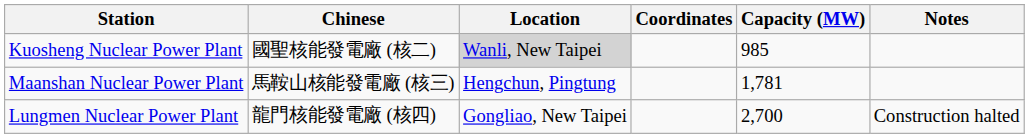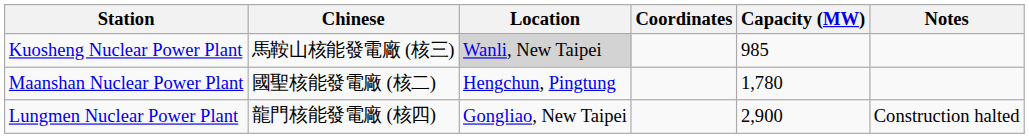(344, 49) 國聖核能發電廠 (核二) -> (353, 49) 馬鞍山核能發電廠 (核三)
(353, 82) 馬鞍山核能發電廠 (核三) -> (344, 82) 國聖核能發電廠 (核二)
(762, 83) 1,781 -> (762, 83) 1,780
(762, 116) 2,700 -> (762, 116) 2,900
